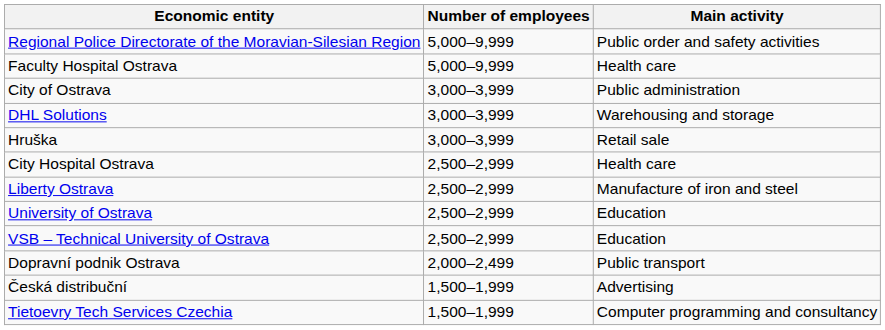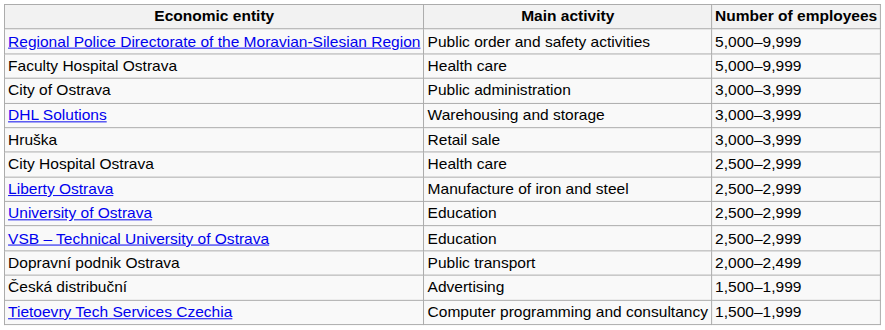columns swapped: (509, 16) <-> (737, 16)
